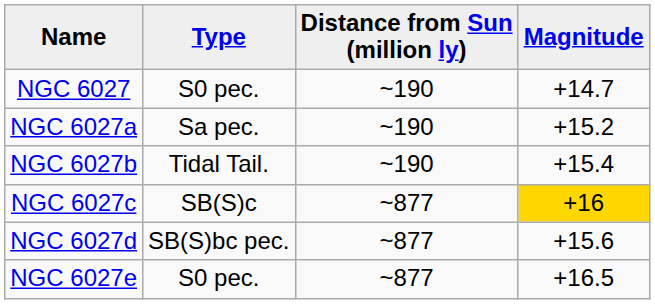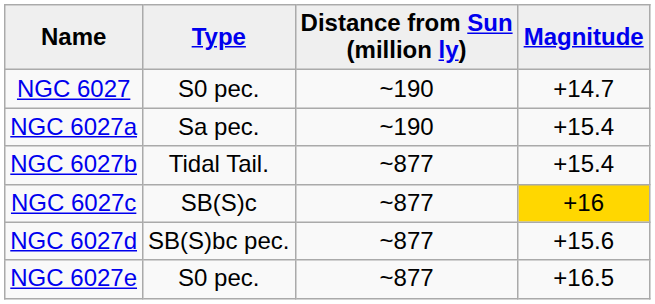(584, 126) +15.2 -> (584, 126) +15.4
(407, 164) ~190 -> (407, 164) ~877
